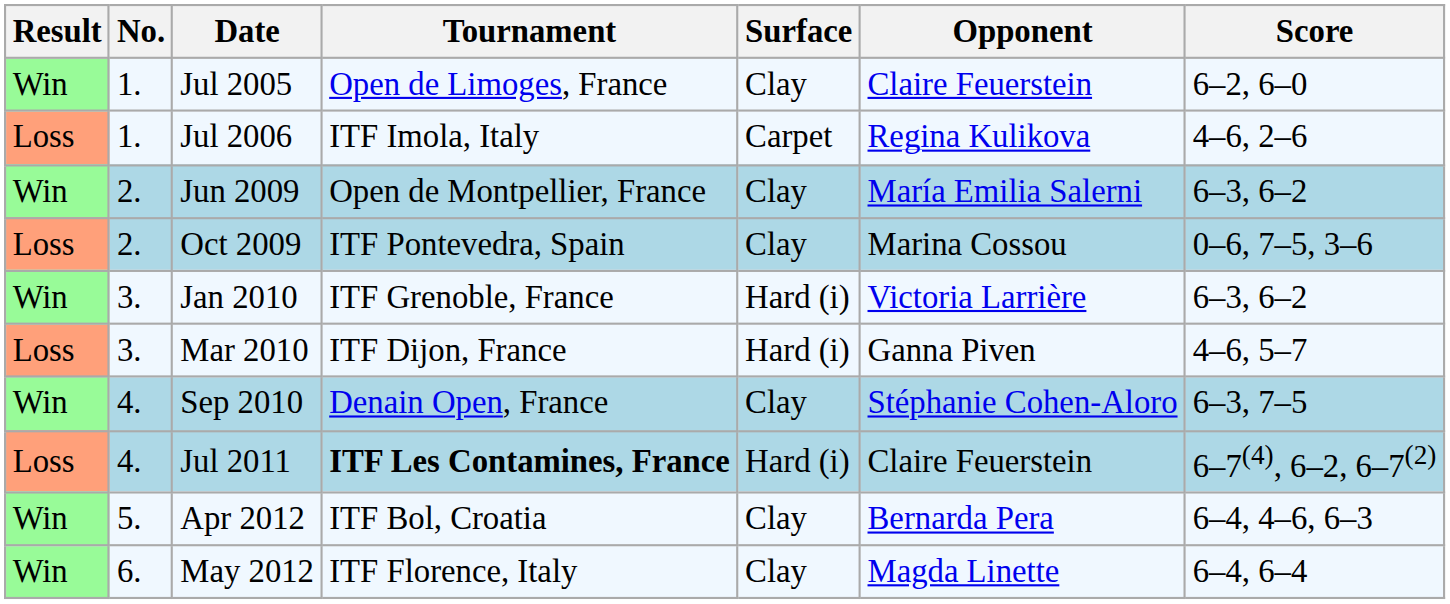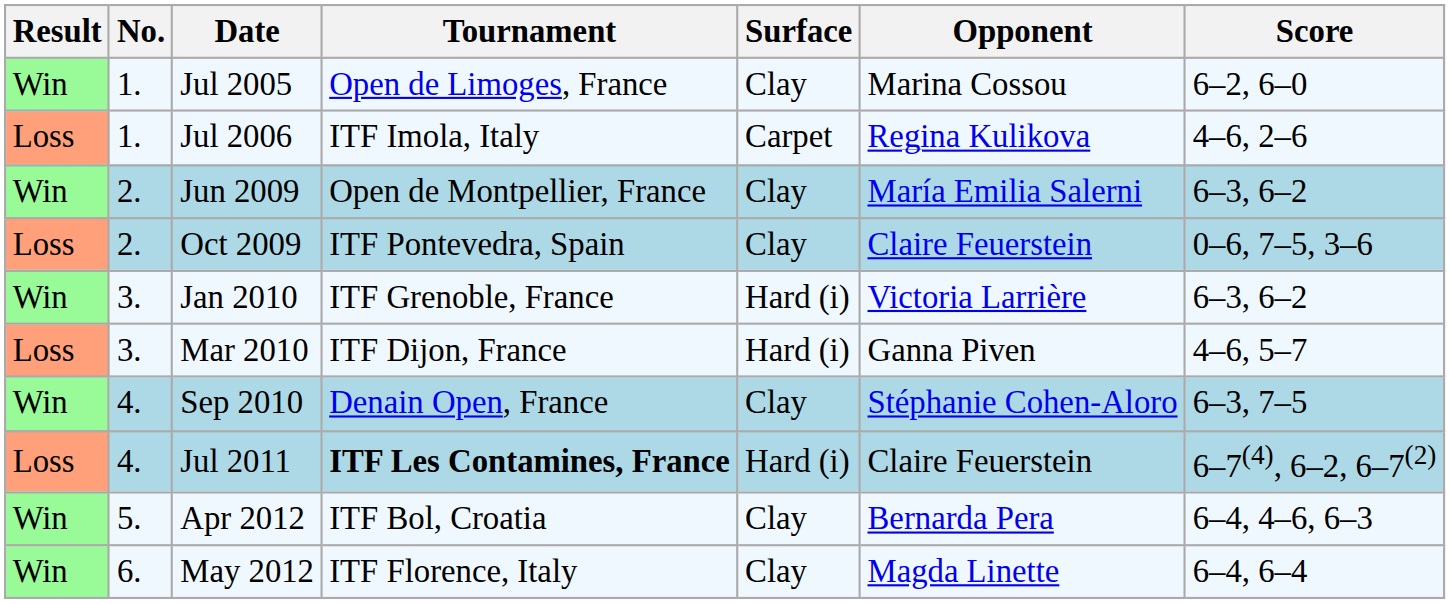(980, 83) Claire Feuerstein -> (967, 83) Marina Cossou
(967, 243) Marina Cossou -> (980, 243) Claire Feuerstein
